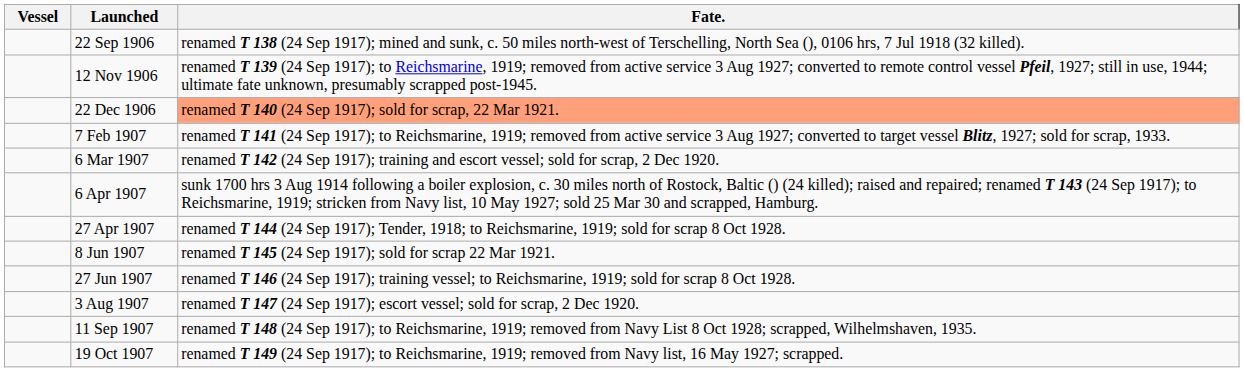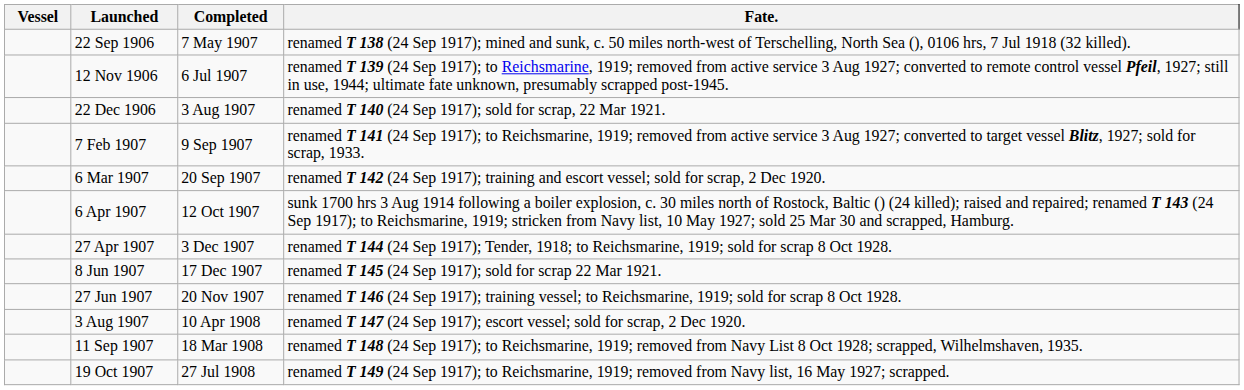+ column: (231, 17)
(370, 110) lightsalmon background -> (476, 110) no background
